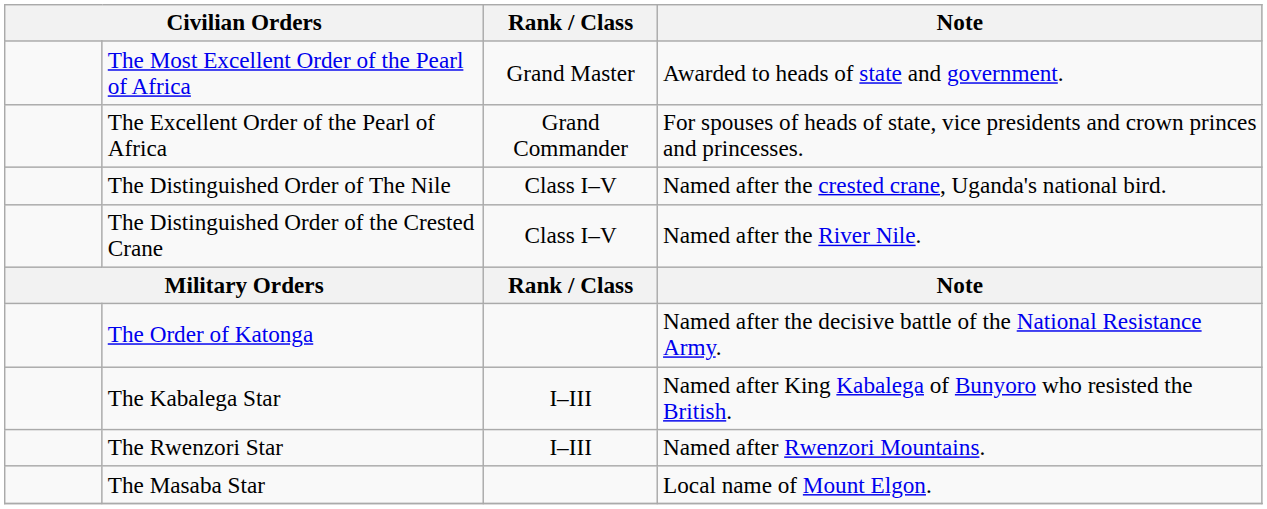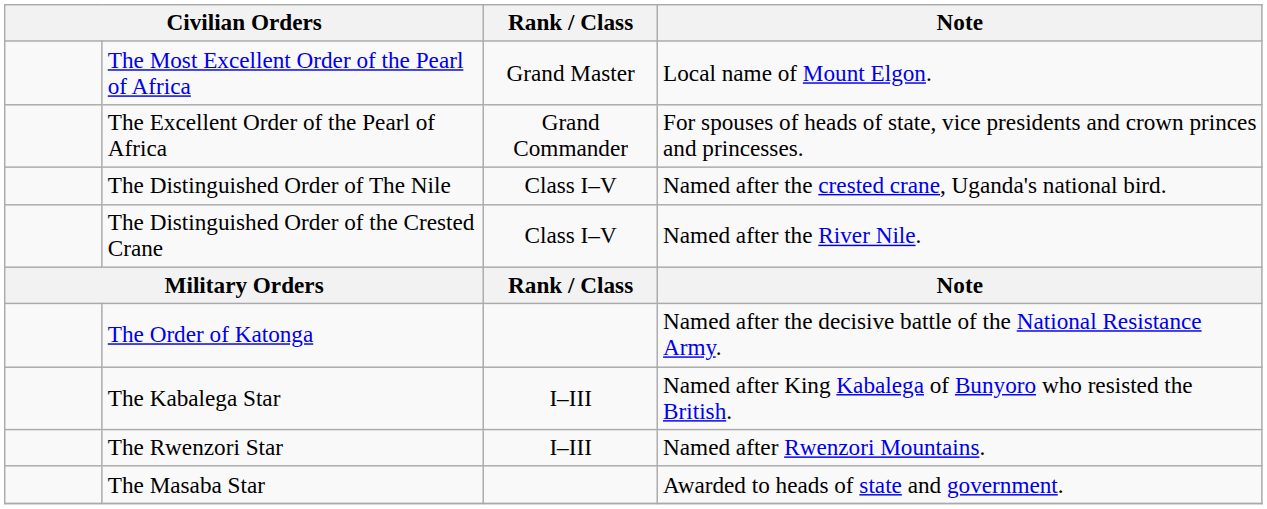(863, 72) Awarded to heads of state and government. -> (797, 72) Local name of Mount Elgon.
(797, 484) Local name of Mount Elgon. -> (863, 484) Awarded to heads of state and government.
